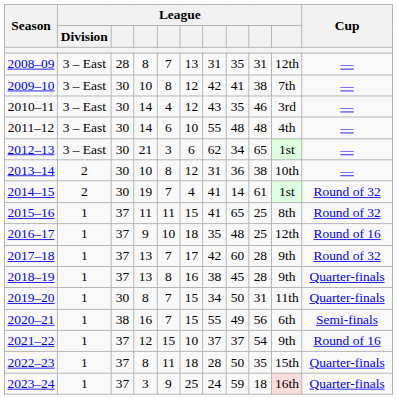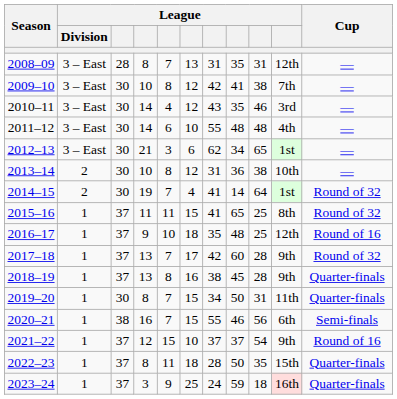(260, 191) 61 -> (260, 191) 64
(237, 319) 49 -> (237, 319) 46
